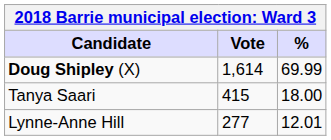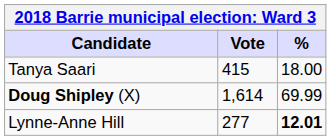rows swapped: (74, 69) <-> (52, 95)
(302, 122) normal -> (302, 122) bold
